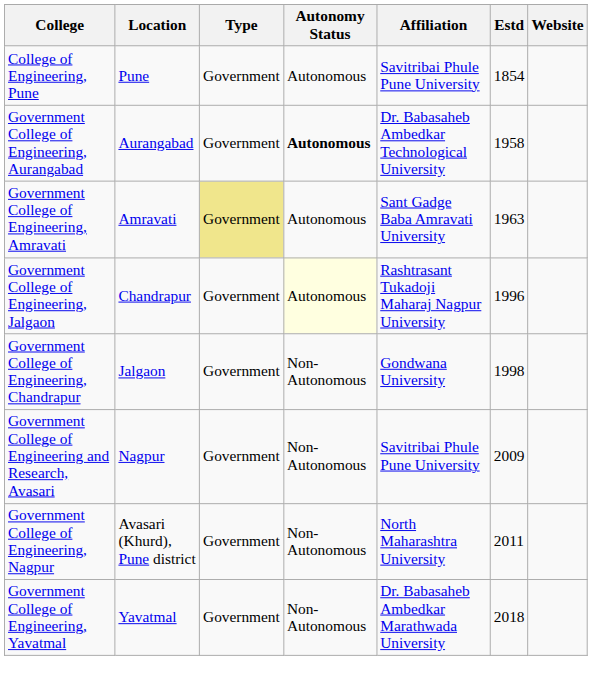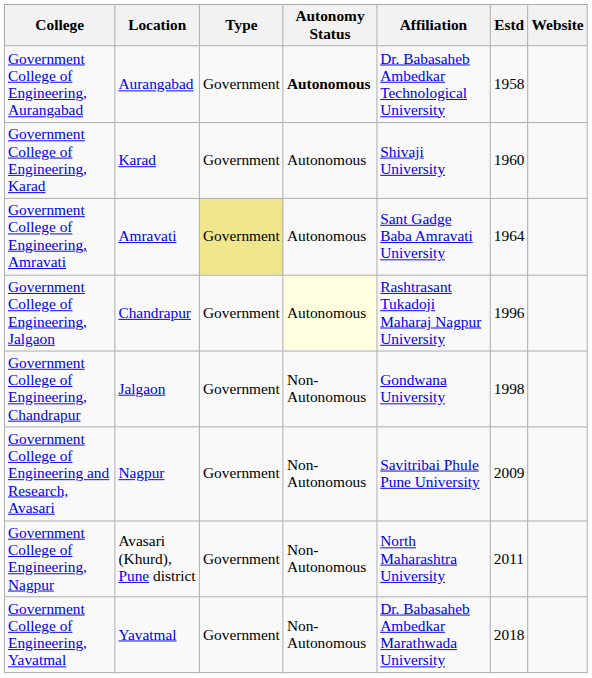- row: (47, 75)
+ row: (47, 160)
(509, 219) 1963 -> (509, 236) 1964
